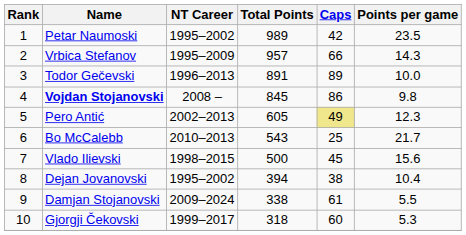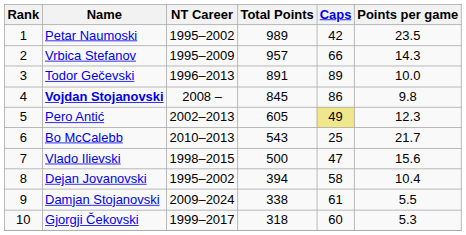(335, 158) 45 -> (335, 158) 47
(335, 179) 38 -> (335, 179) 58
